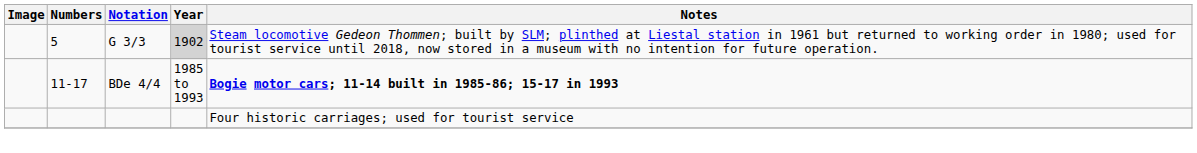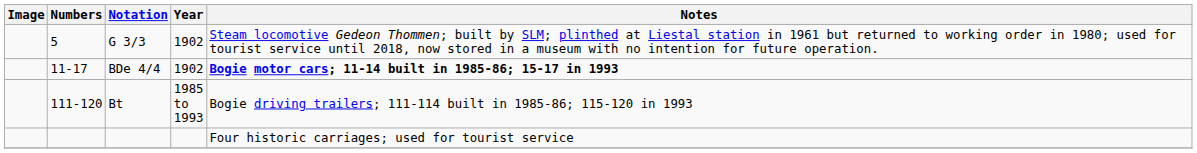(189, 42) lightgrey background -> (189, 42) no background
(189, 83) 1985 to 1993 -> (189, 69) 1902
+ row: (77, 103)
